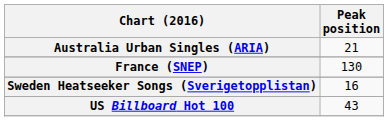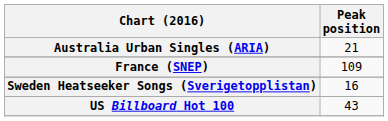(351, 67) 130 -> (351, 67) 109
